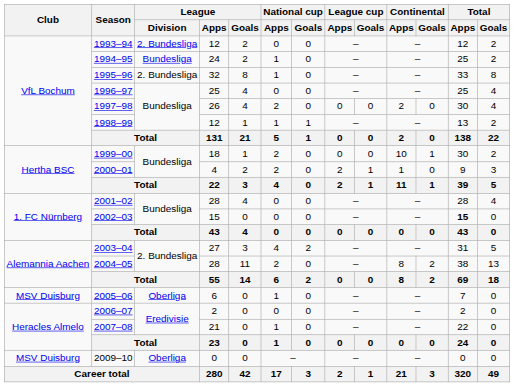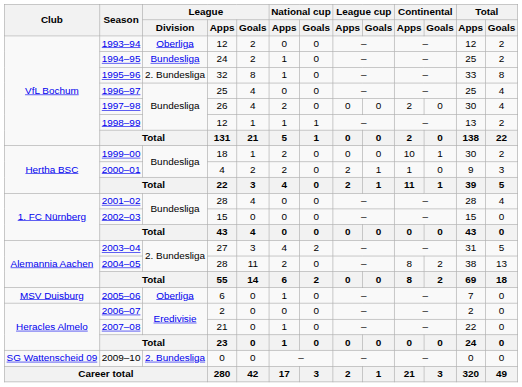(167, 43) 2. Bundesliga -> (175, 43) Oberliga
(463, 216) bold -> (471, 216) normal
(48, 358) MSV Duisburg -> (52, 358) SG Wattenscheid 09
(167, 358) Oberliga -> (175, 358) 2. Bundesliga
